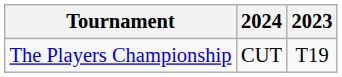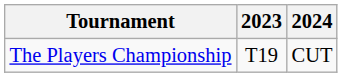columns swapped: (312, 21) <-> (262, 21)
